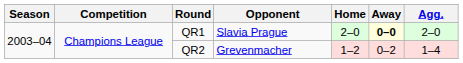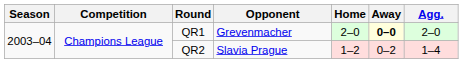(252, 32) Slavia Prague -> (254, 32) Grevenmacher
(254, 50) Grevenmacher -> (252, 50) Slavia Prague
